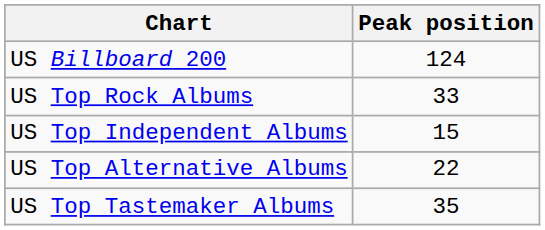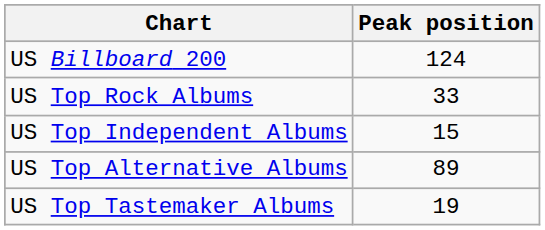(446, 170) 22 -> (446, 170) 89
(446, 206) 35 -> (446, 206) 19
